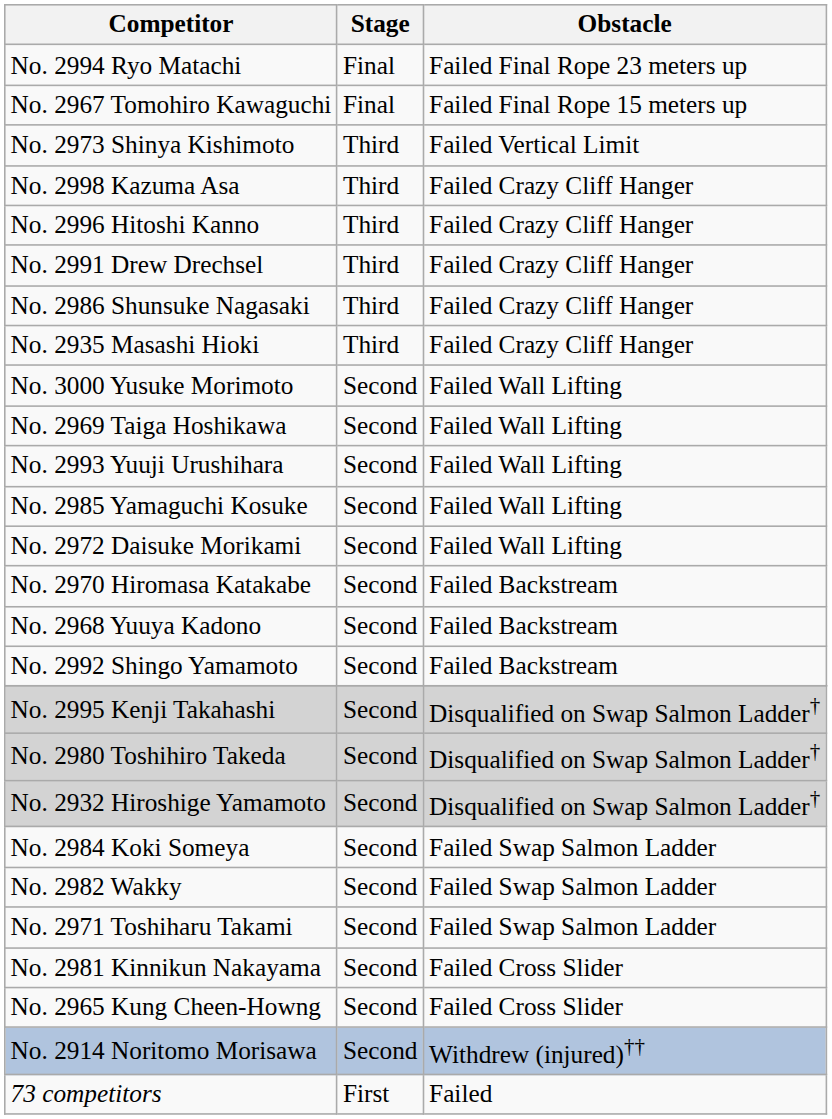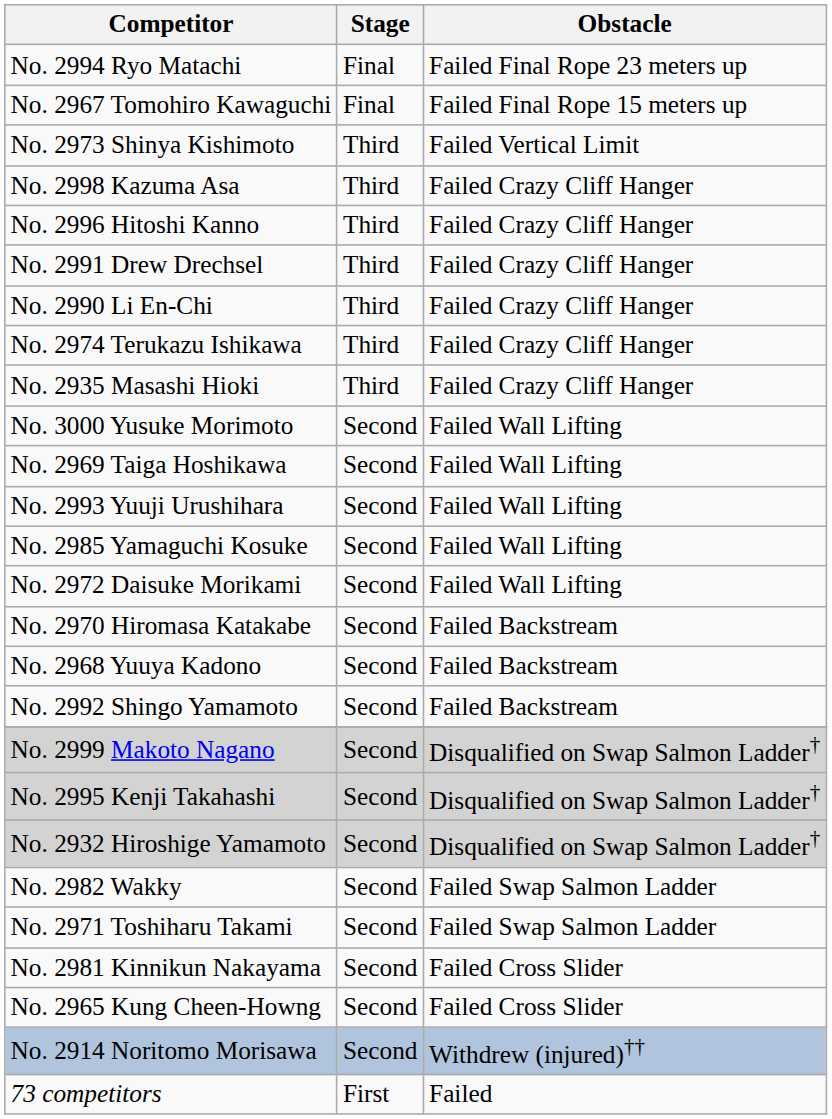+ row: (112, 305)
- row: (160, 305)
+ row: (156, 345)
+ row: (143, 749)
- row: (148, 756)
- row: (130, 846)
